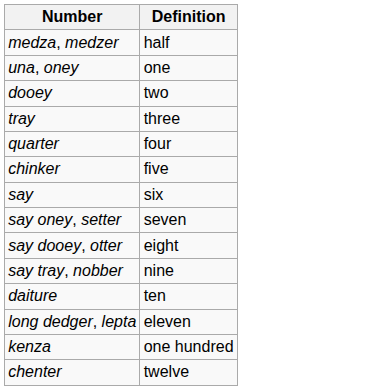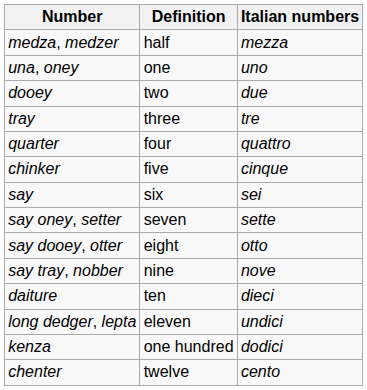+ column: (300, 17)
